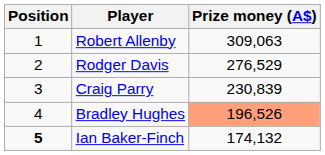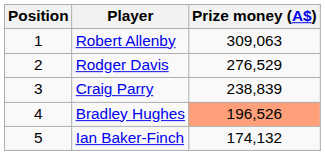(254, 89) 230,839 -> (254, 89) 238,839
(38, 138) bold -> (38, 138) normal
